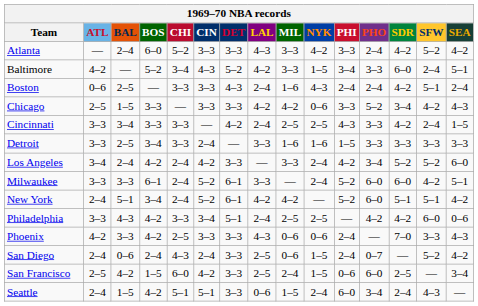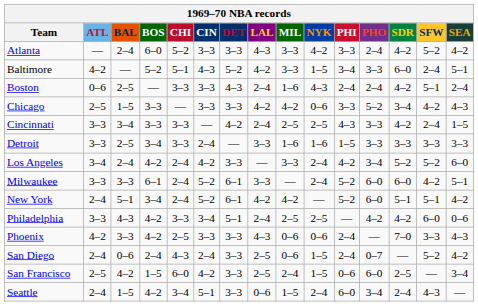(180, 69) 3–4 -> (180, 69) 5–1
(180, 292) 5–1 -> (180, 292) 3–4
